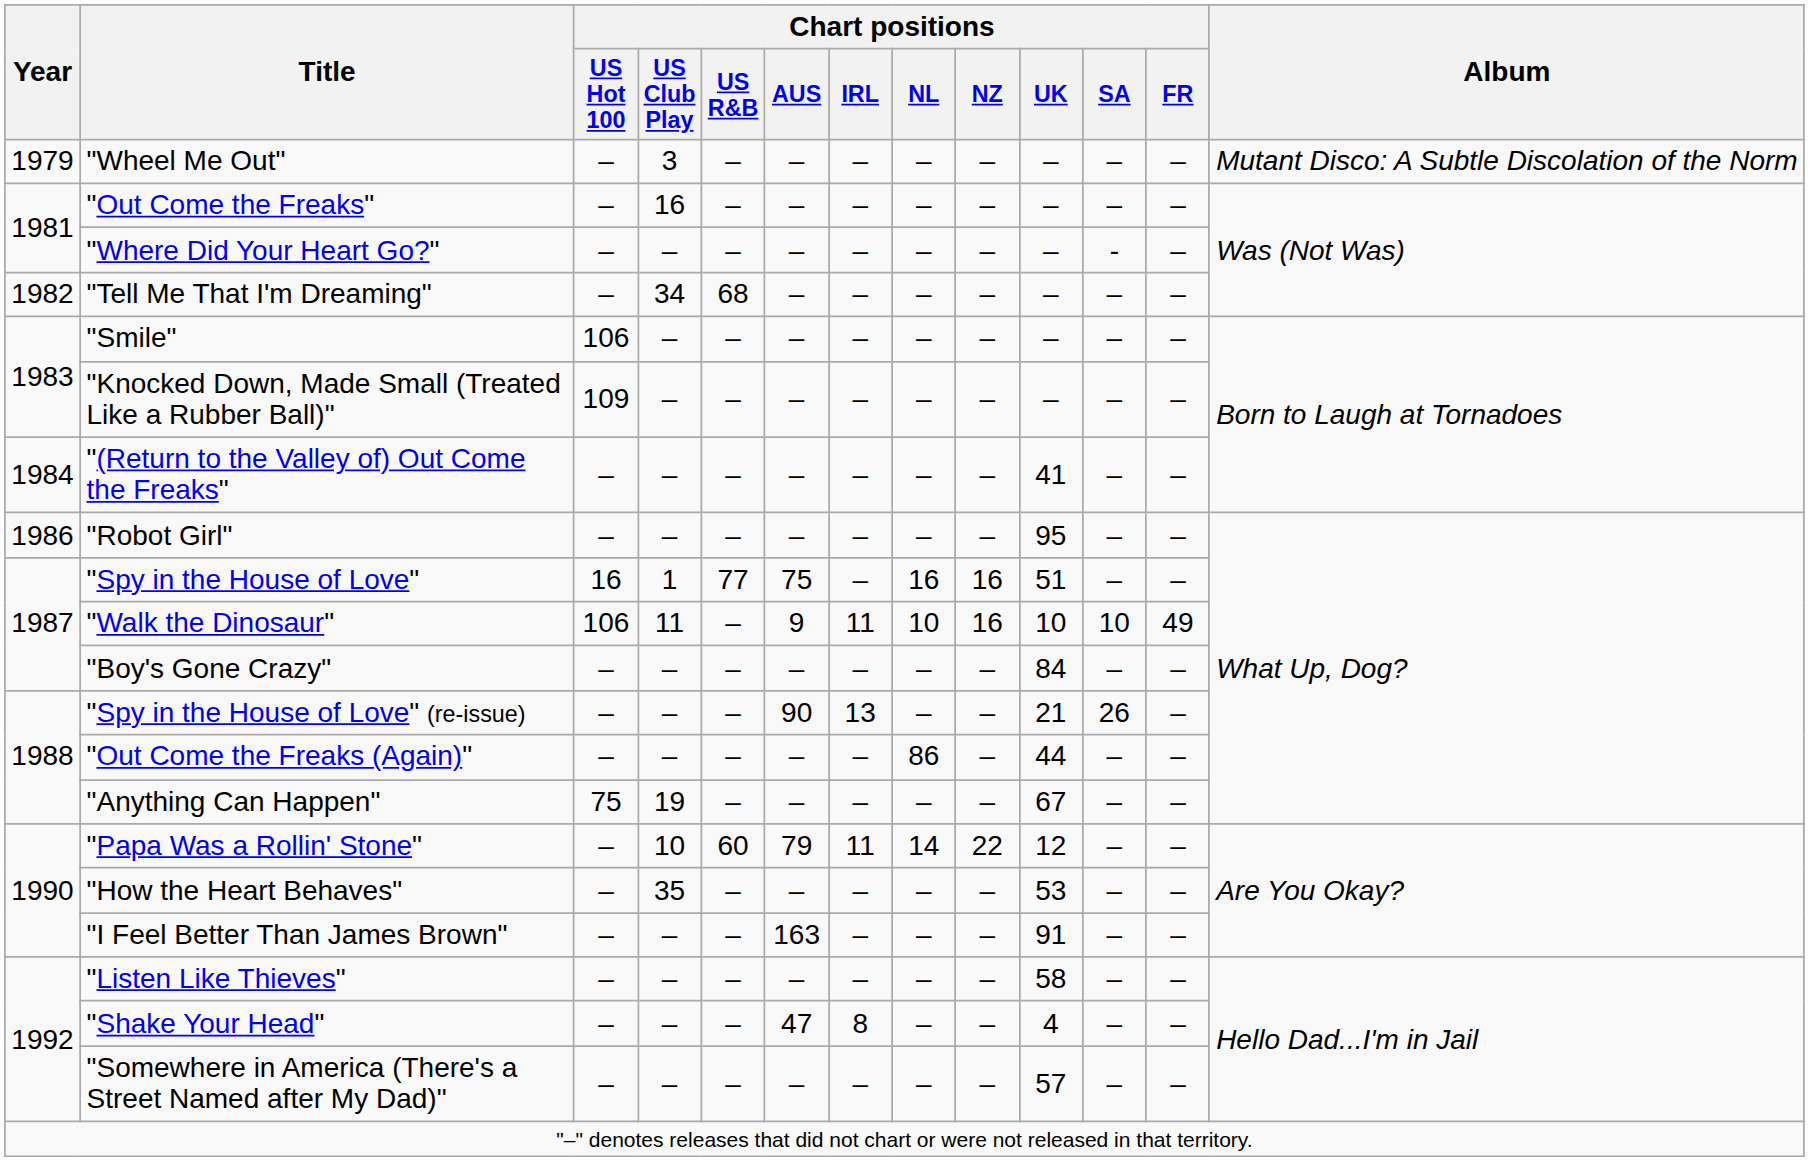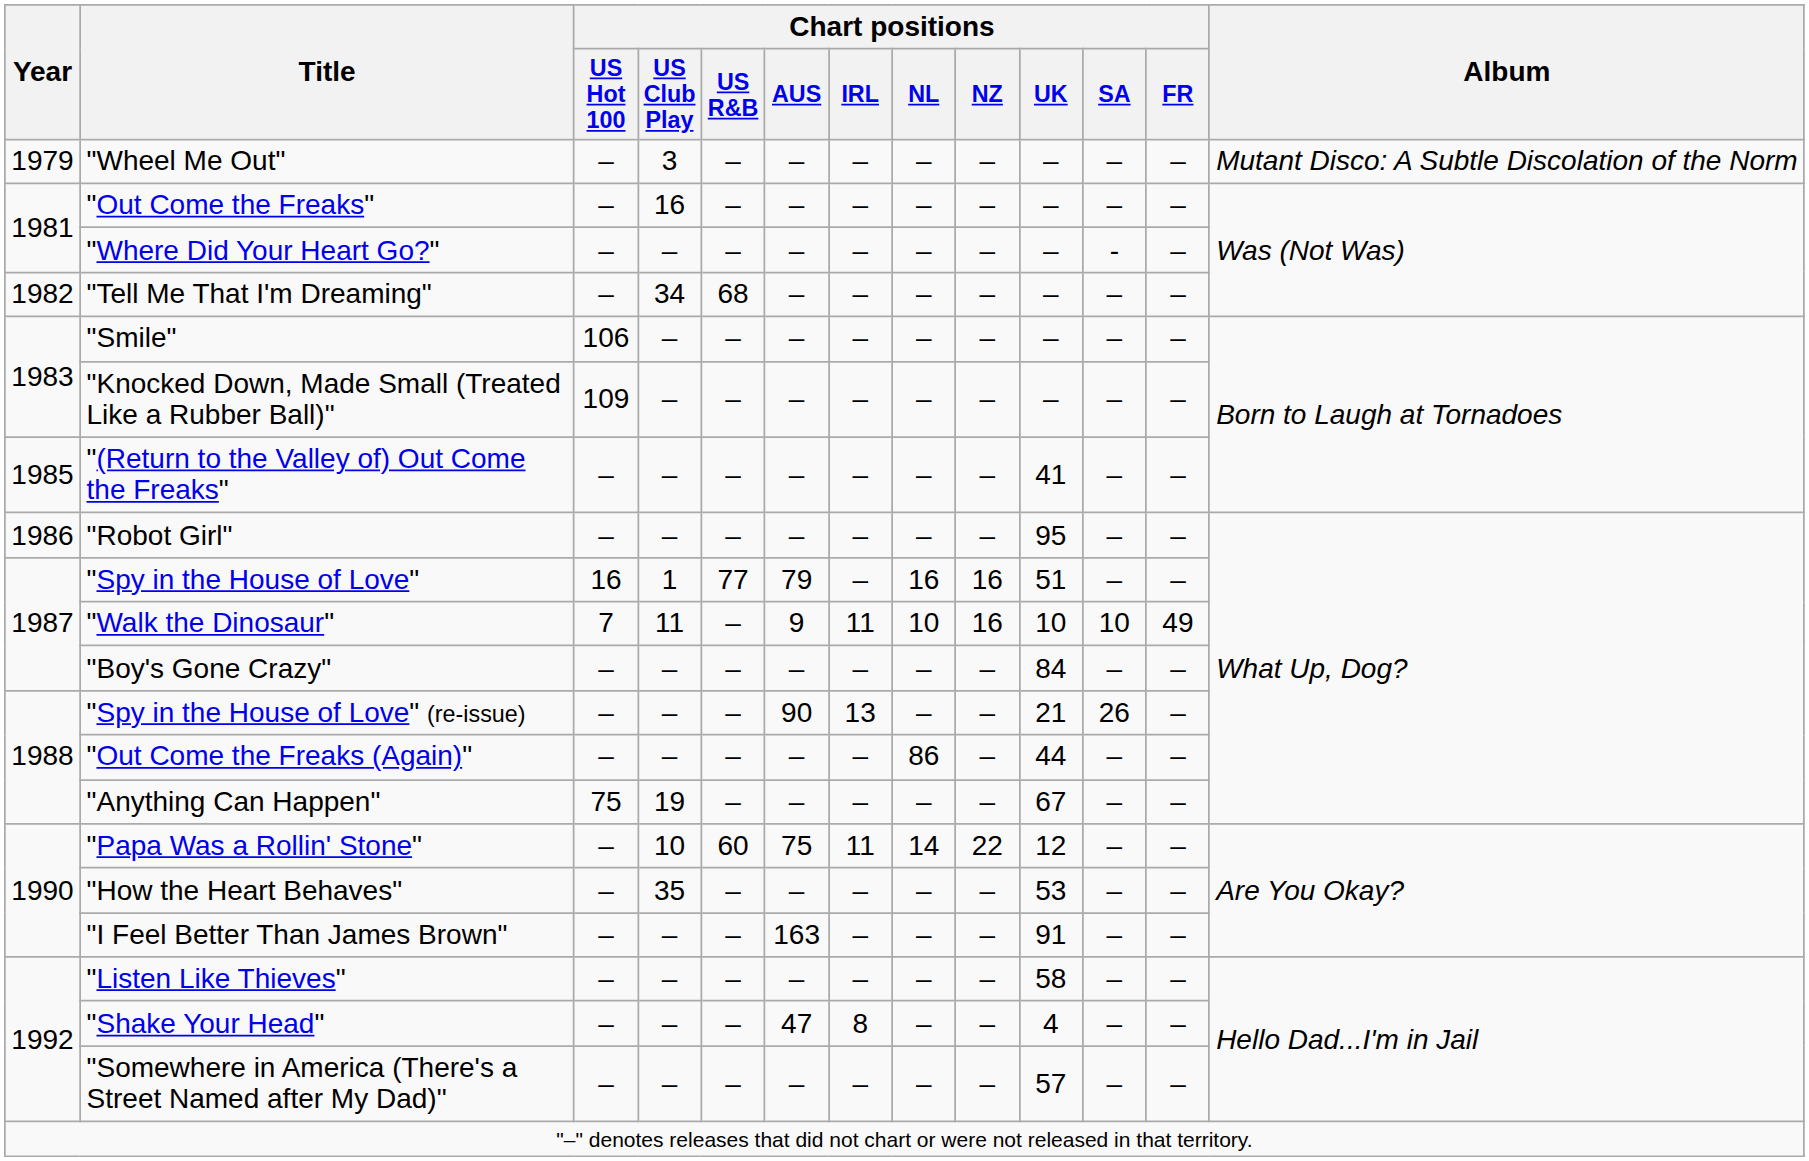(42, 474) 1984 -> (42, 474) 1985
(797, 579) 75 -> (797, 579) 79
(606, 623) 106 -> (606, 623) 7
(797, 845) 79 -> (797, 845) 75
